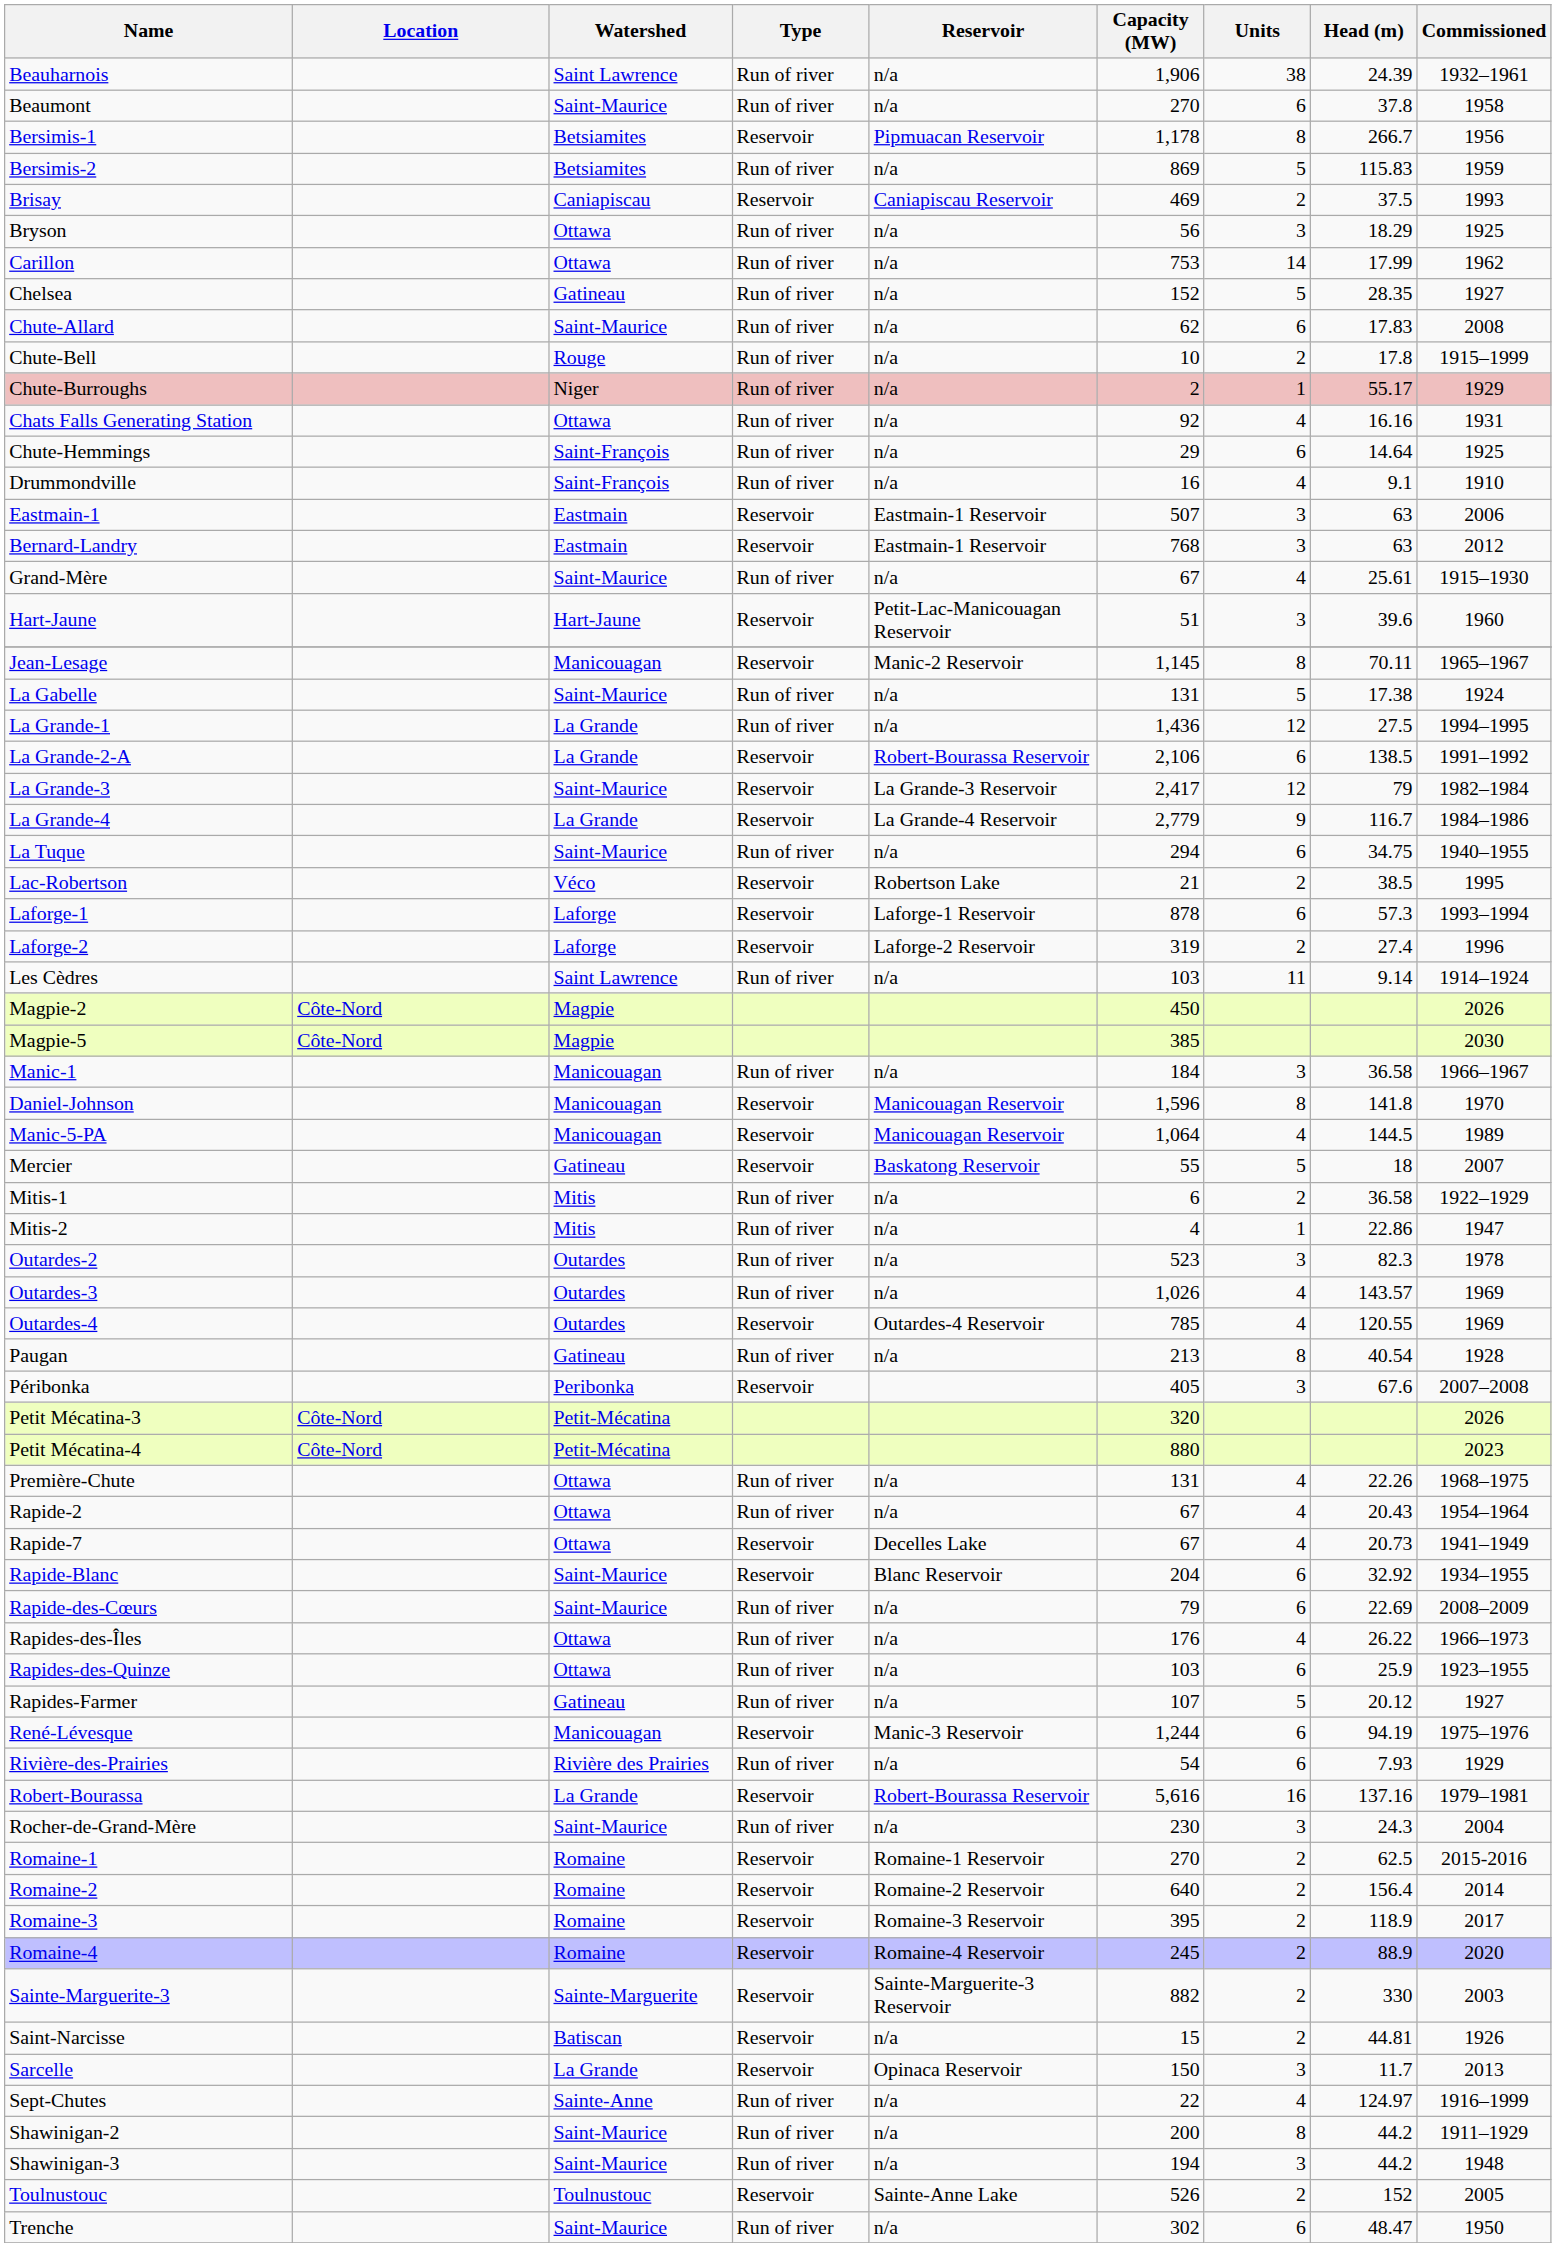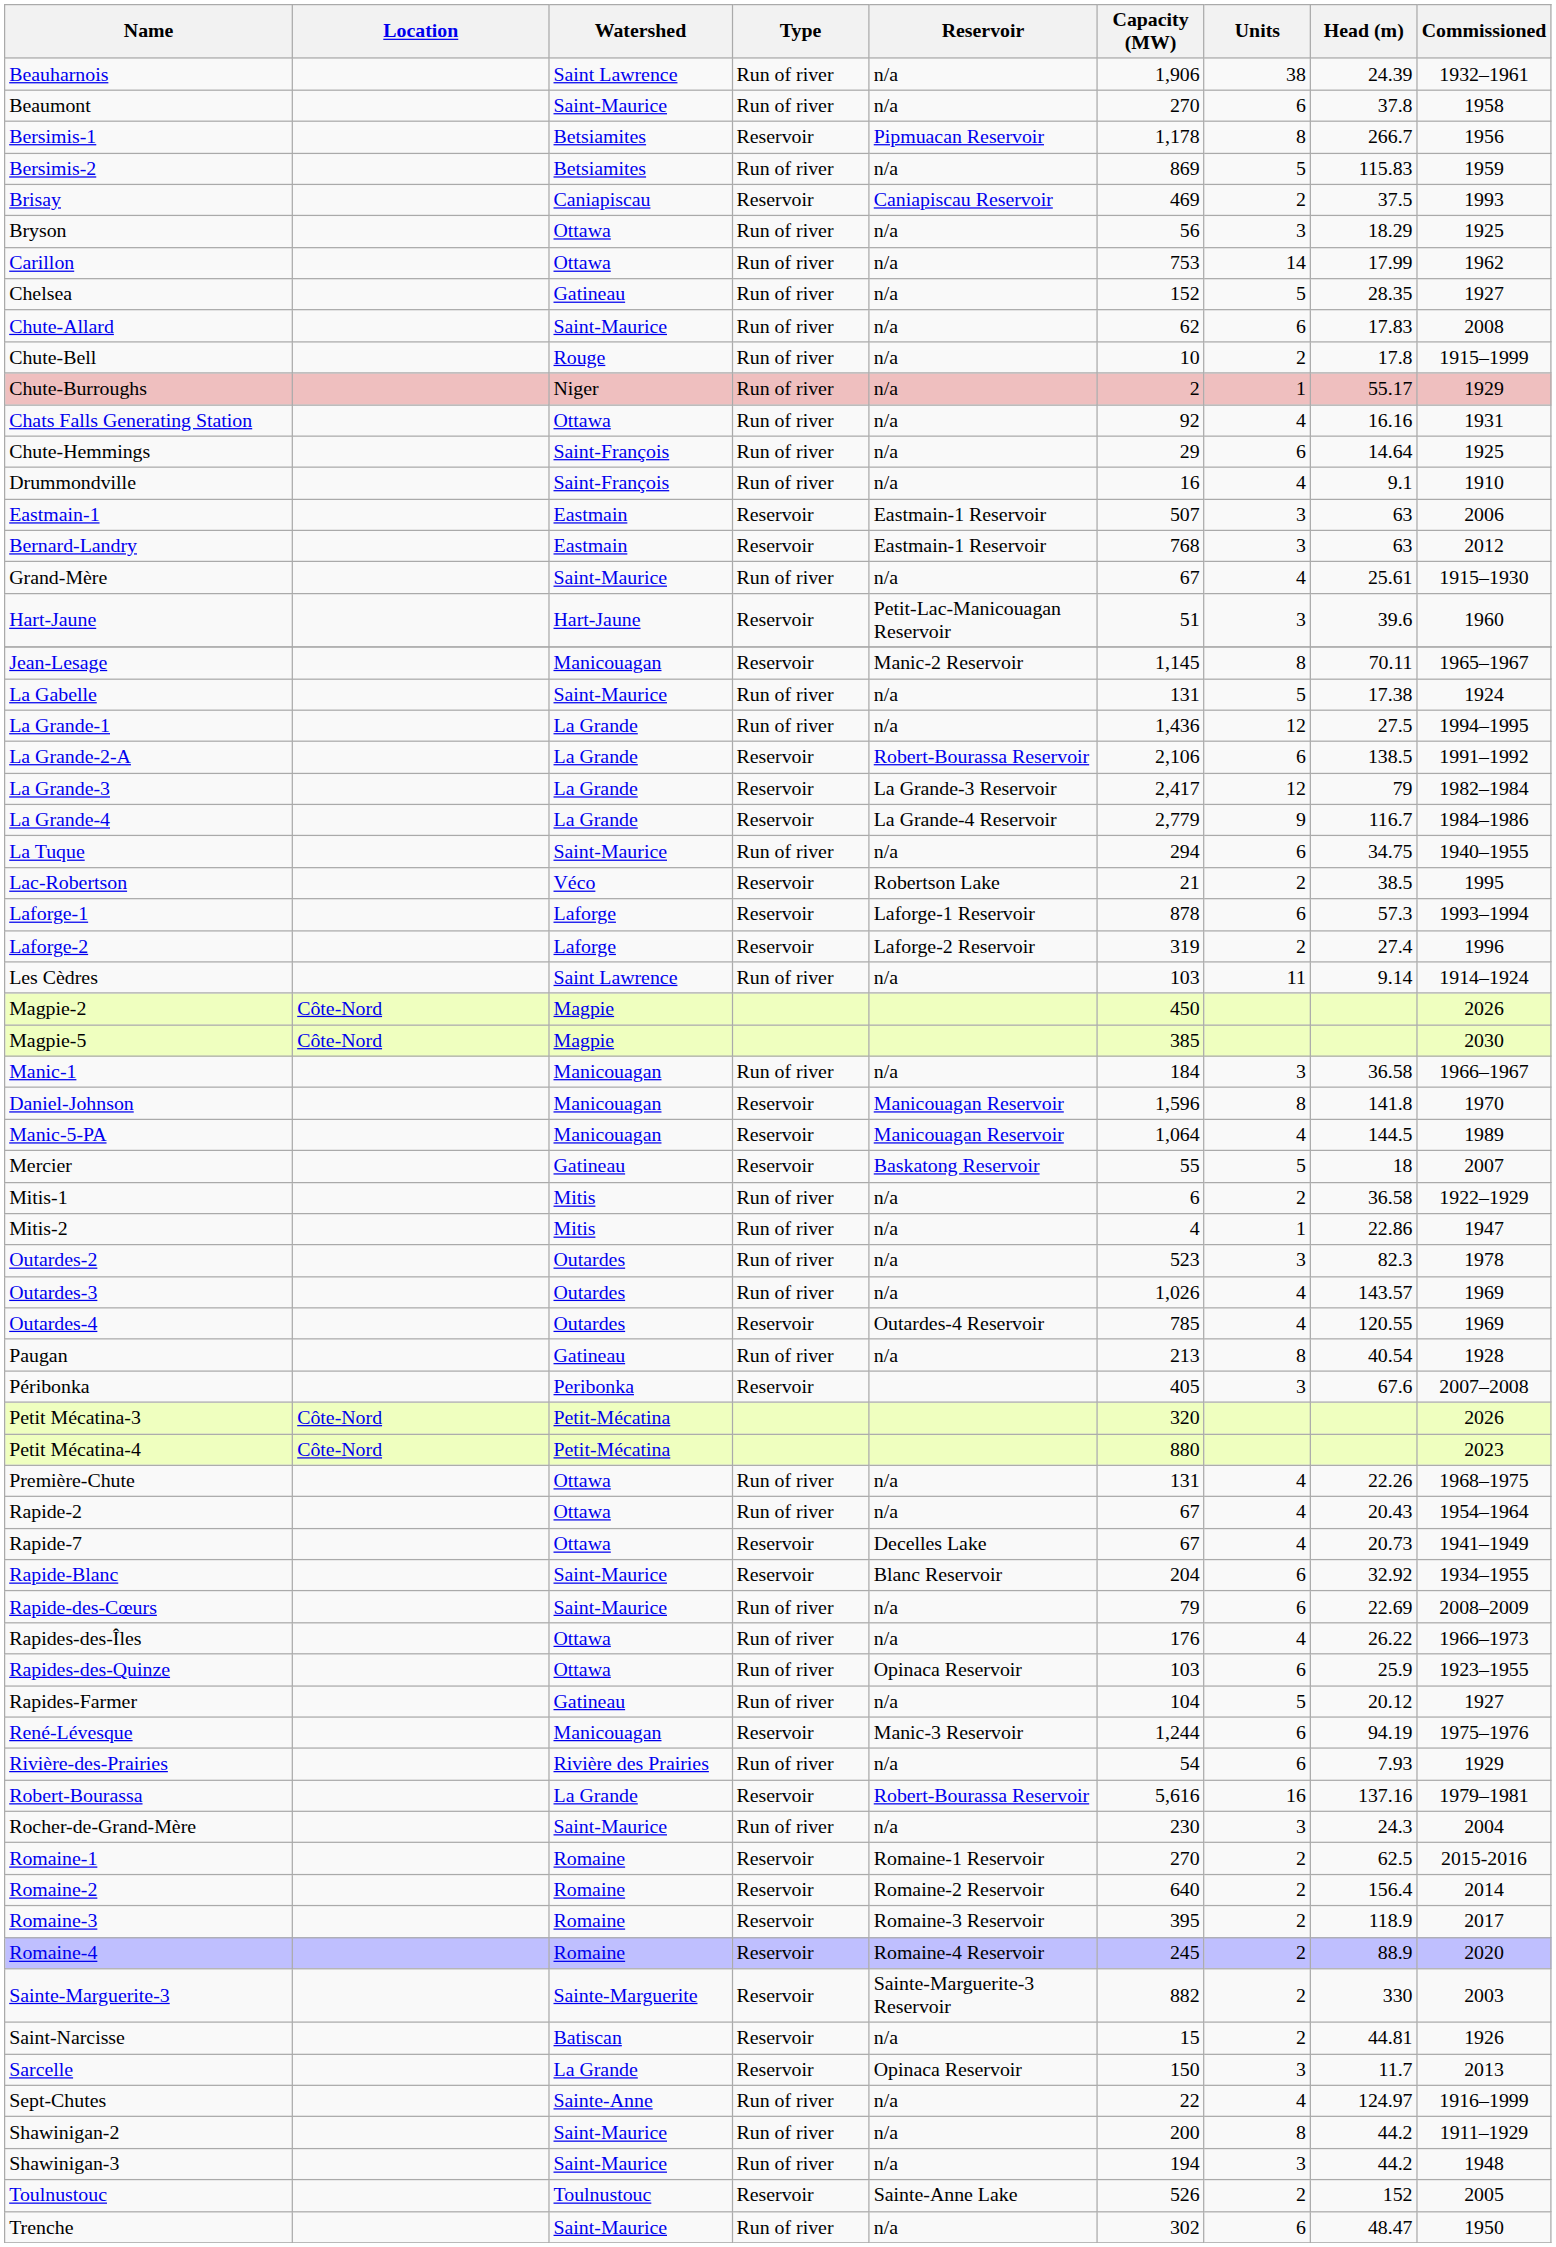(610, 788) Saint-Maurice -> (596, 788) La Grande
(886, 1669) n/a -> (948, 1669) Opinaca Reservoir
(1185, 1701) 107 -> (1185, 1701) 104
